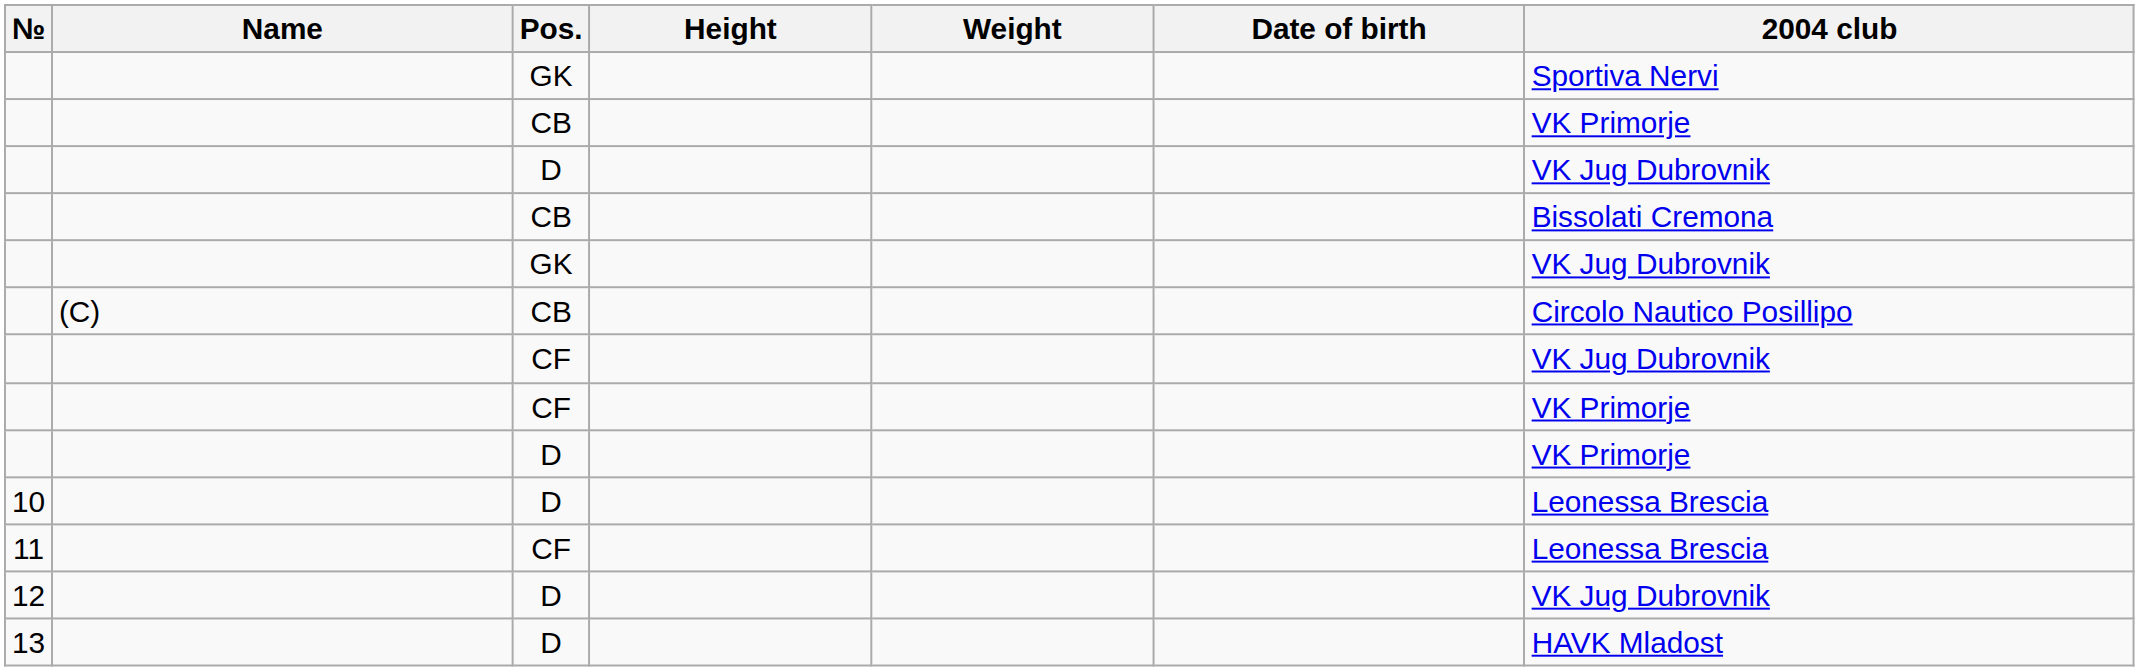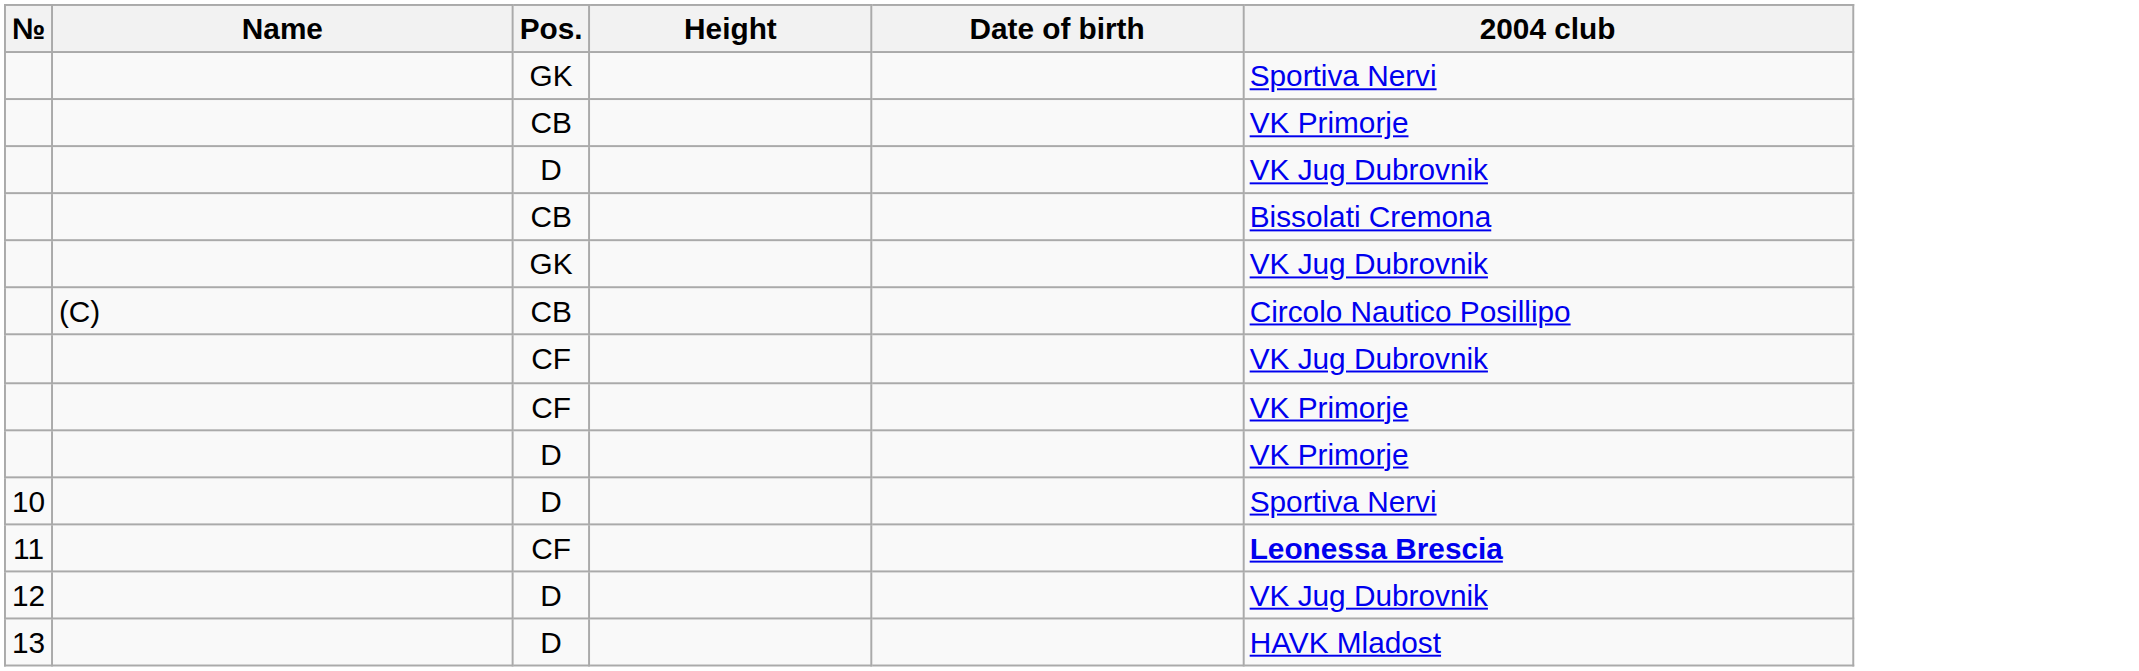- column: (1012, 29)
(1650, 500) Leonessa Brescia -> (1343, 500) Sportiva Nervi
(1650, 548) normal -> (1376, 548) bold
